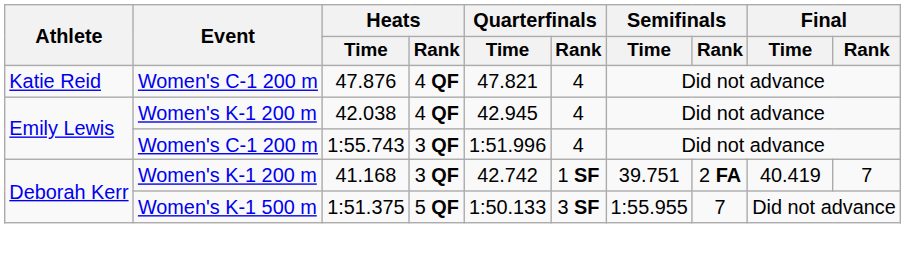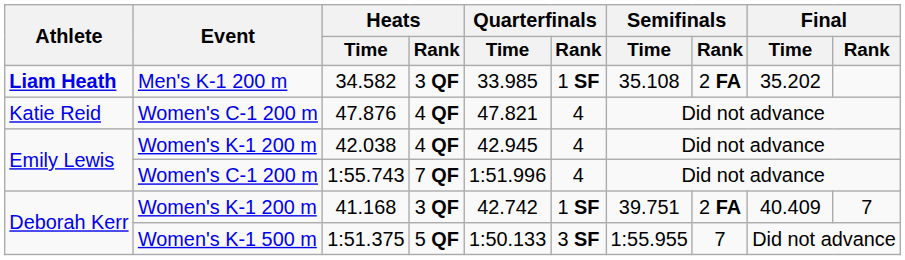+ row: (366, 82)
(437, 145) 3 QF -> (437, 176) 7 QF
(790, 176) 40.419 -> (790, 207) 40.409
